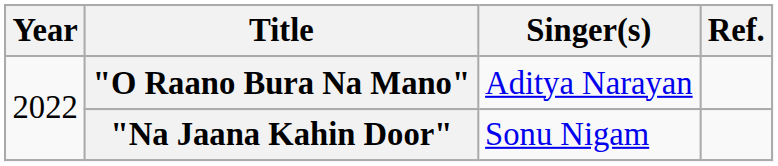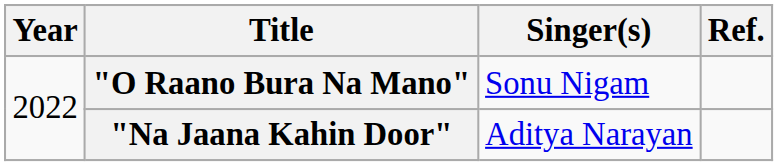(589, 82) Aditya Narayan -> (567, 82) Sonu Nigam
(567, 133) Sonu Nigam -> (589, 133) Aditya Narayan
